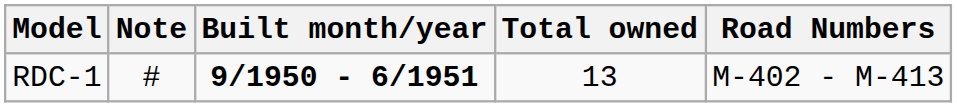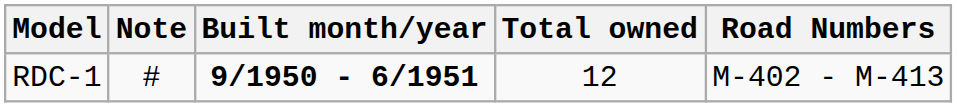(600, 78) 13 -> (600, 78) 12
